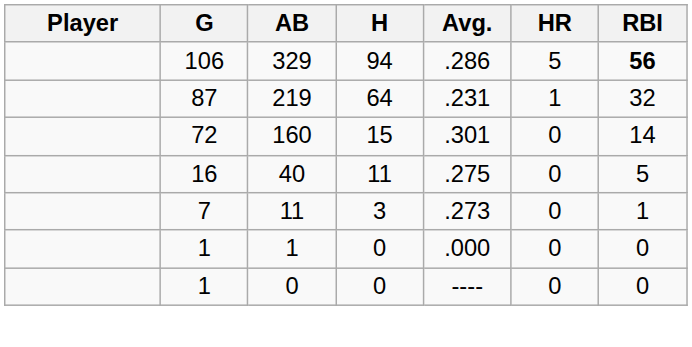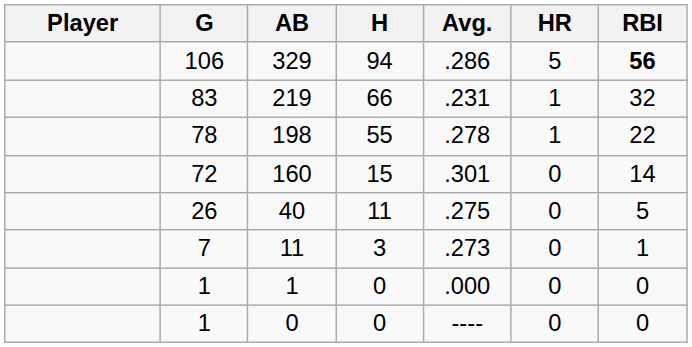(204, 98) 87 -> (204, 98) 83
(380, 98) 64 -> (380, 98) 66
+ row: (292, 135)
(204, 173) 16 -> (204, 211) 26
